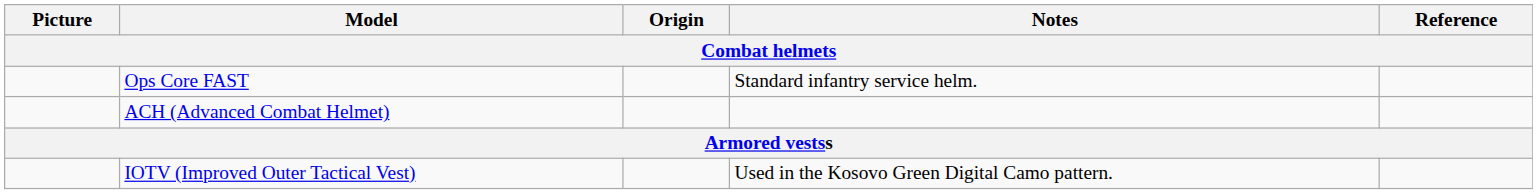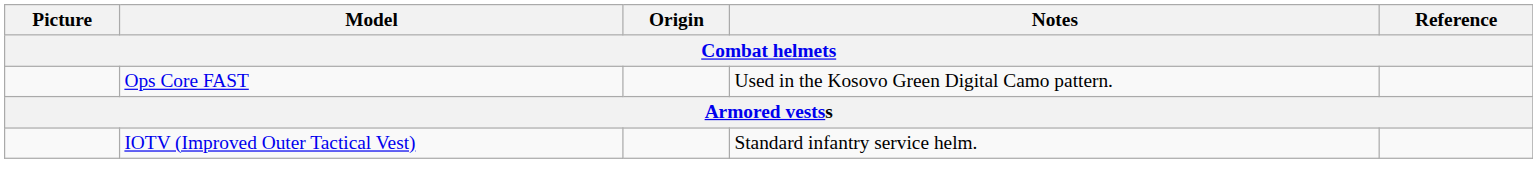(856, 81) Standard infantry service helm. -> (924, 81) Used in the Kosovo Green Digital Camo pattern.
- row: (257, 111)
(924, 173) Used in the Kosovo Green Digital Camo pattern. -> (856, 142) Standard infantry service helm.
